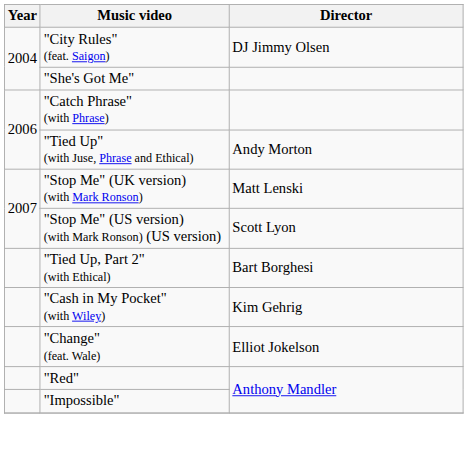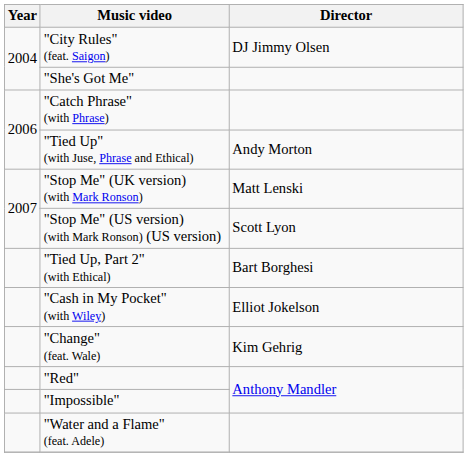(267, 307) Kim Gehrig -> (276, 307) Elliot Jokelson
(276, 346) Elliot Jokelson -> (267, 346) Kim Gehrig
+ row: (104, 432)
